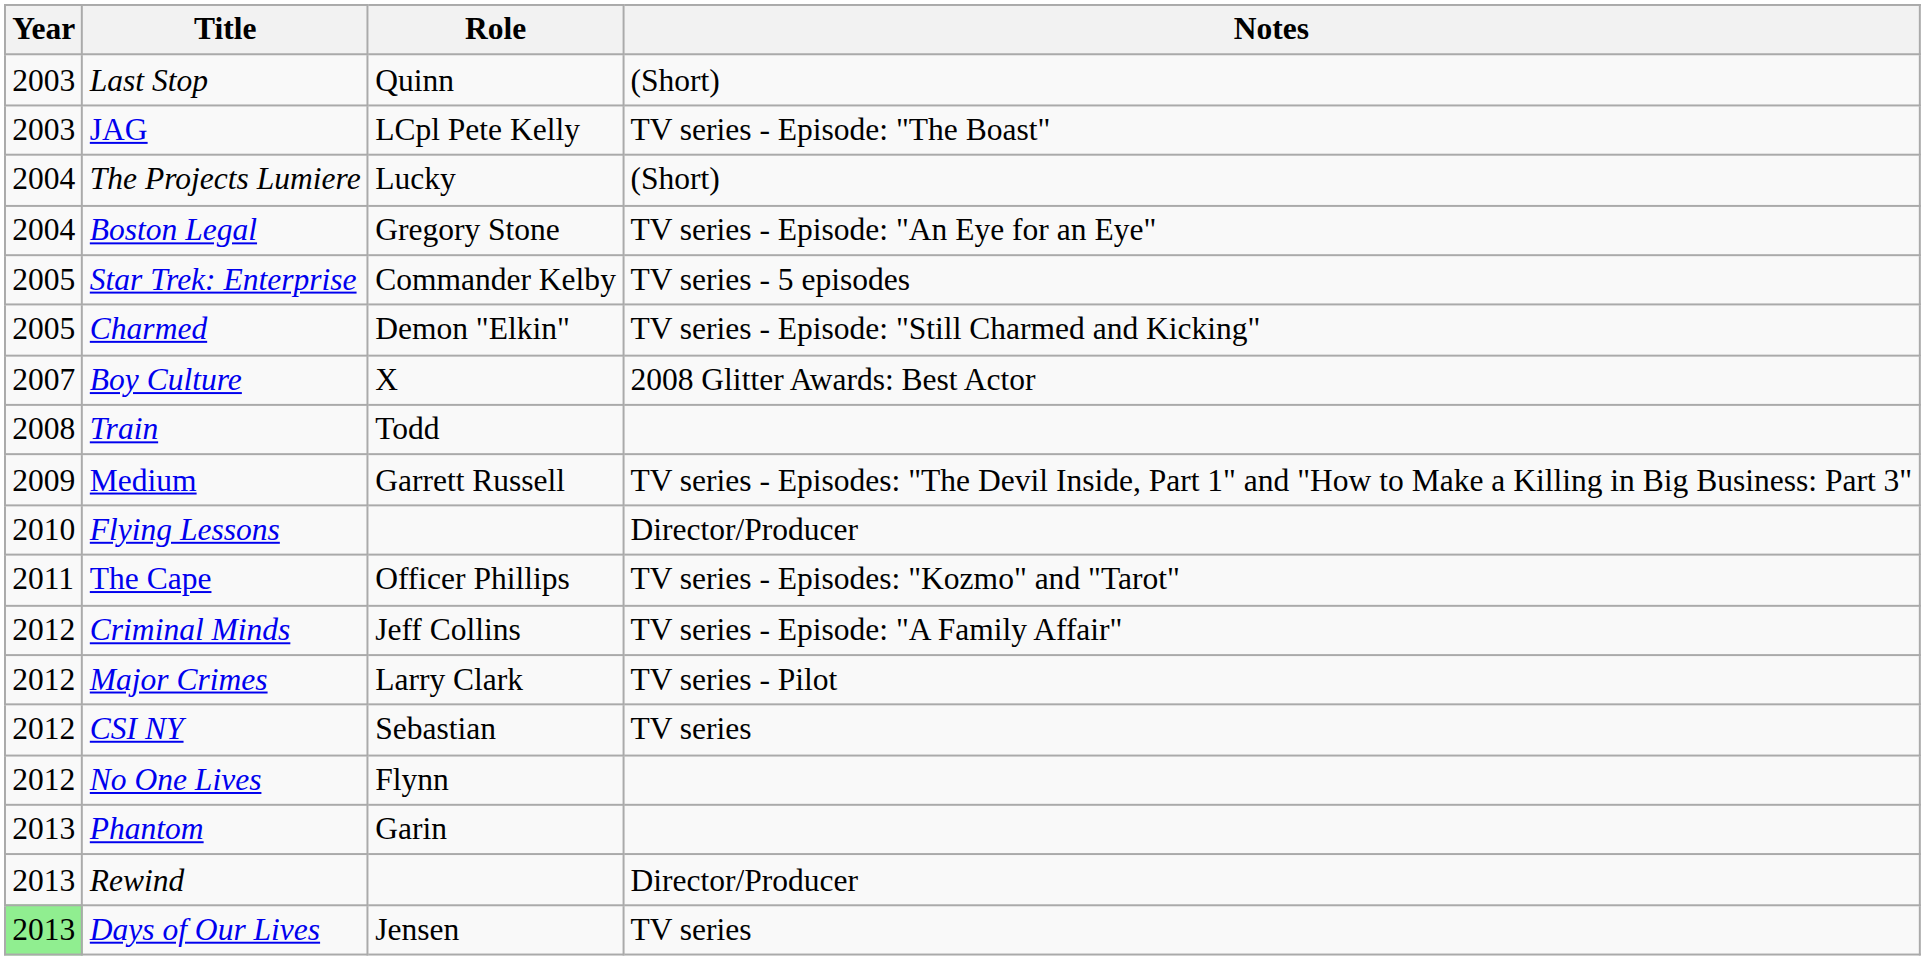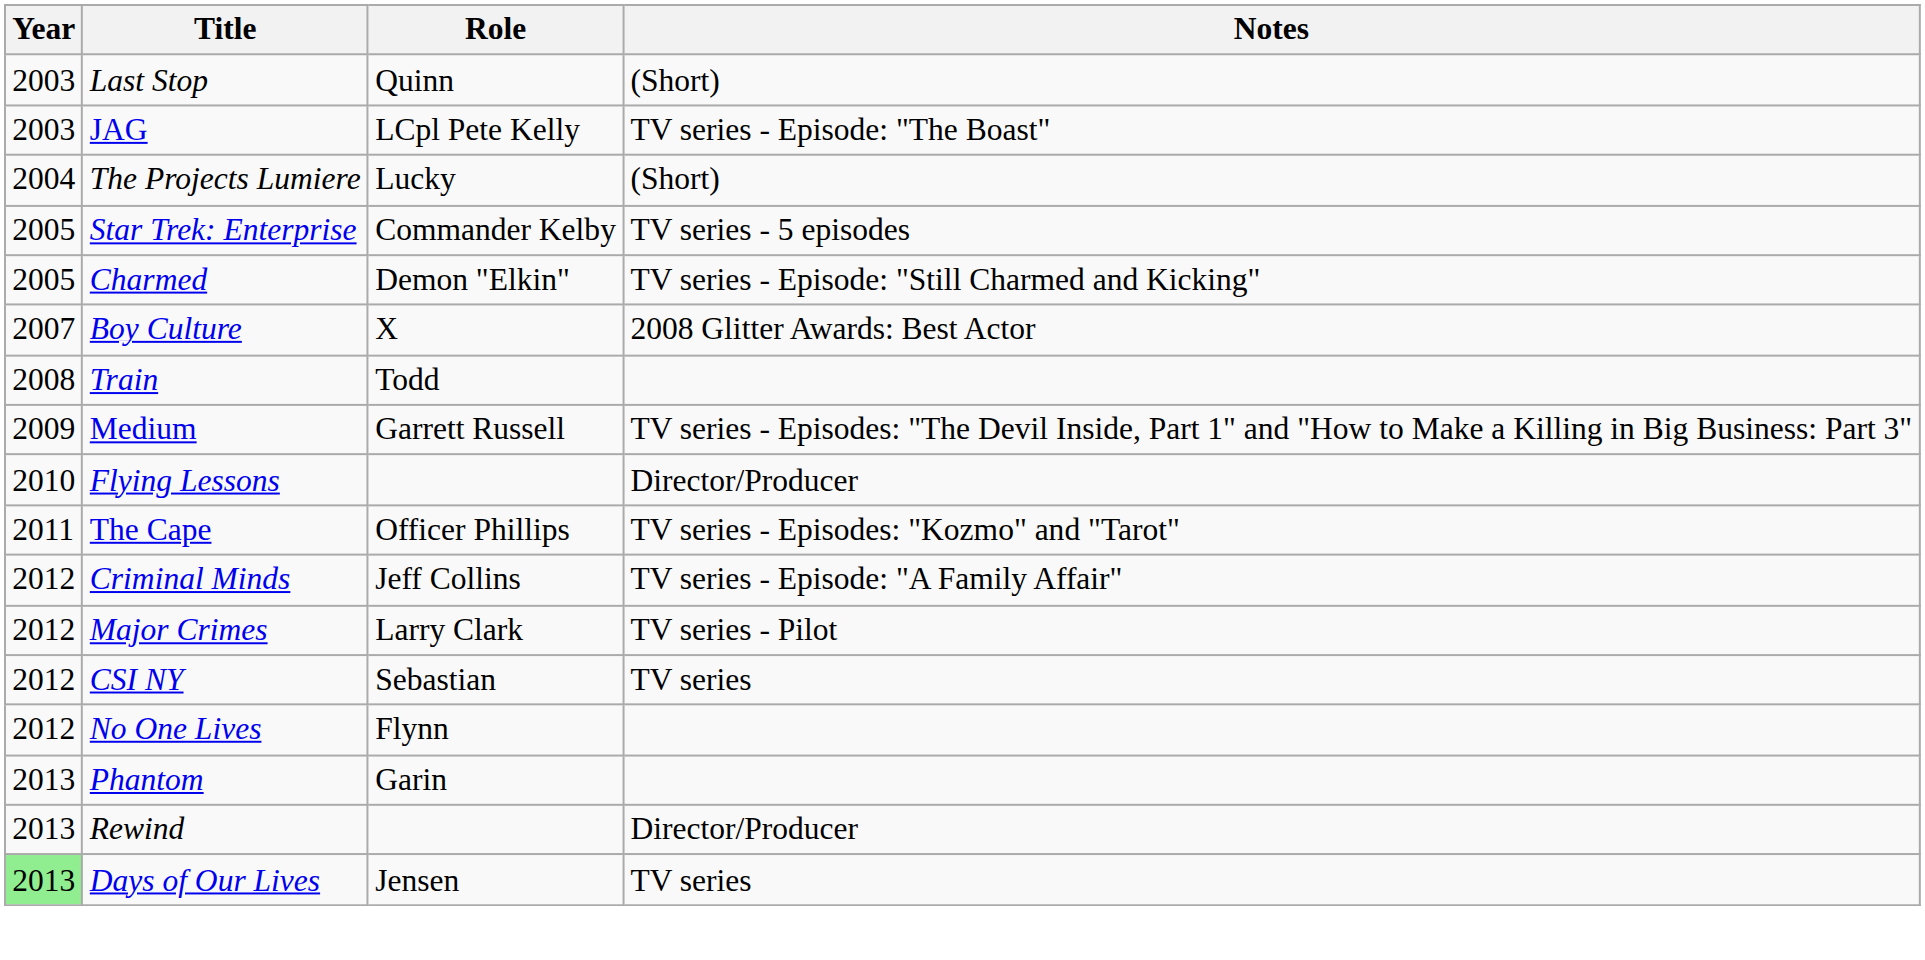- row: (173, 229)
